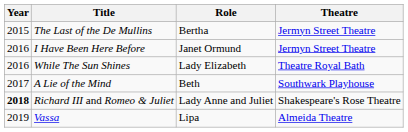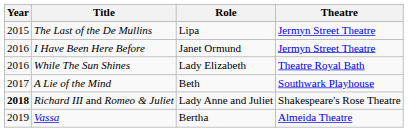(194, 30) Bertha -> (189, 30) Lipa
(189, 118) Lipa -> (194, 118) Bertha
